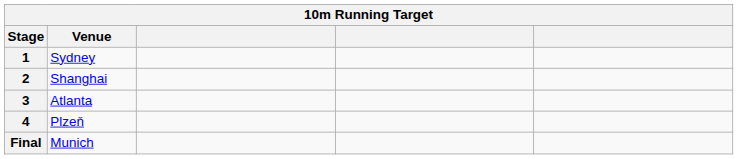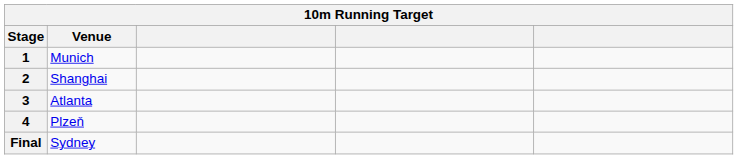(73, 57) Sydney -> (72, 57) Munich
(72, 143) Munich -> (73, 143) Sydney
